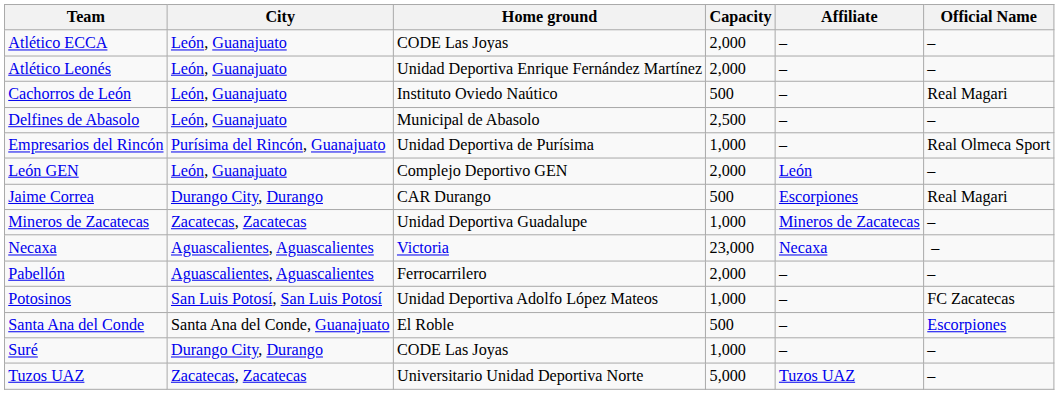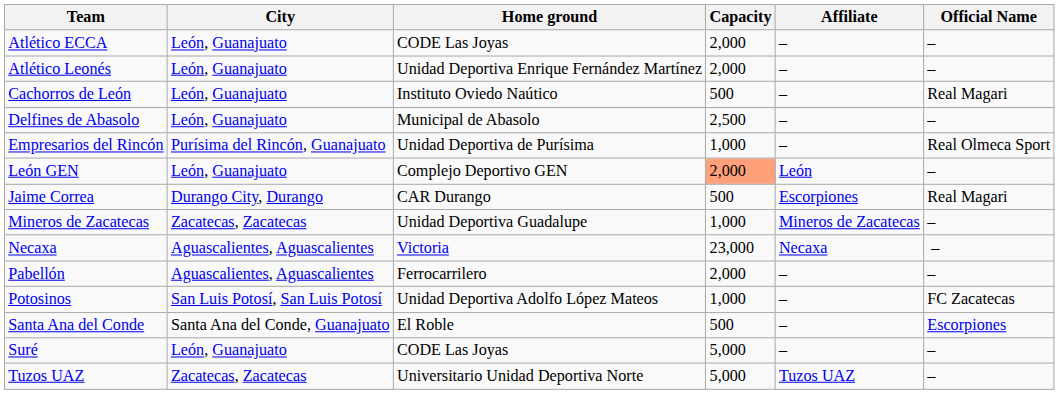(728, 171) no background -> (728, 171) lightsalmon background
(247, 350) Durango City, Durango -> (229, 350) León, Guanajuato
(728, 350) 1,000 -> (728, 350) 5,000
